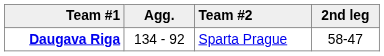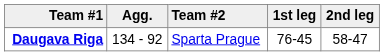+ column: (294, 16)
